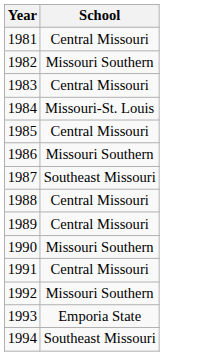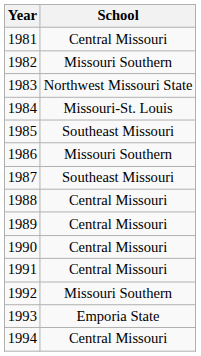(100, 85) Central Missouri -> (118, 85) Northwest Missouri State
(100, 131) Central Missouri -> (118, 131) Southeast Missouri
(100, 246) Missouri Southern -> (118, 246) Central Missouri
(100, 339) Southeast Missouri -> (118, 339) Central Missouri
